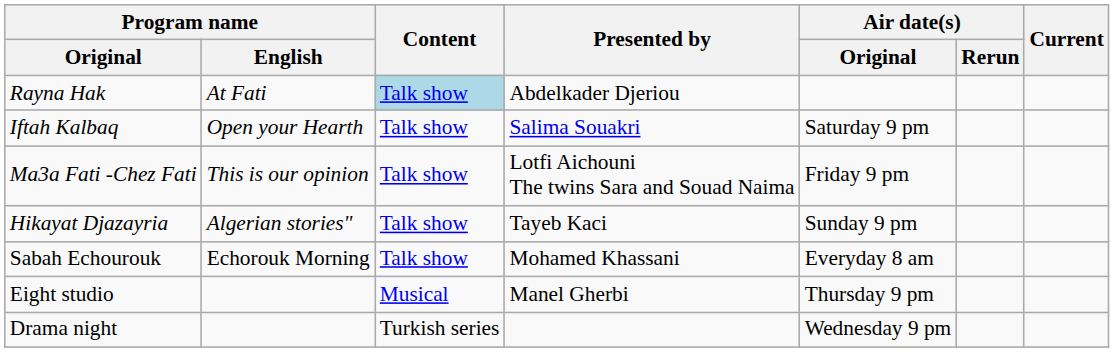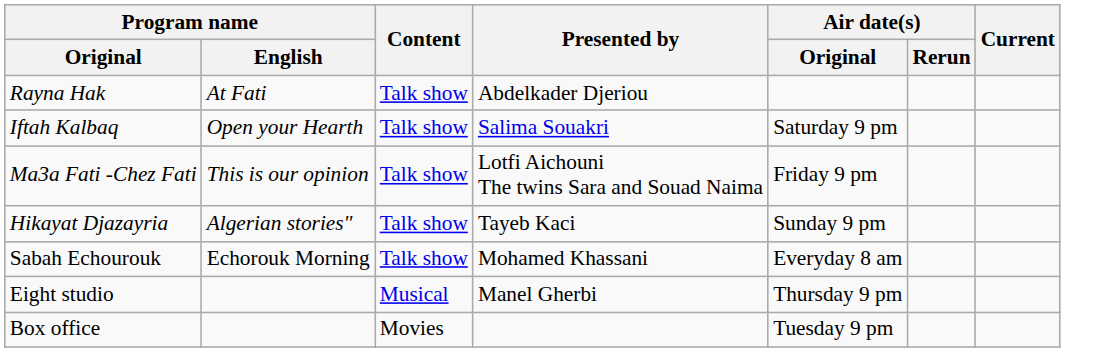(424, 92) lightblue background -> (424, 92) no background
- row: (63, 328)
+ row: (55, 328)
